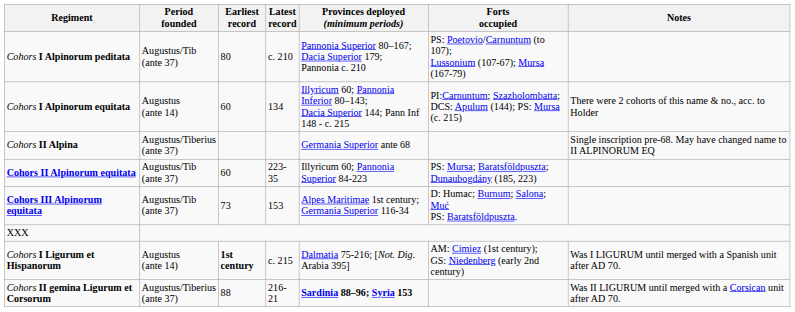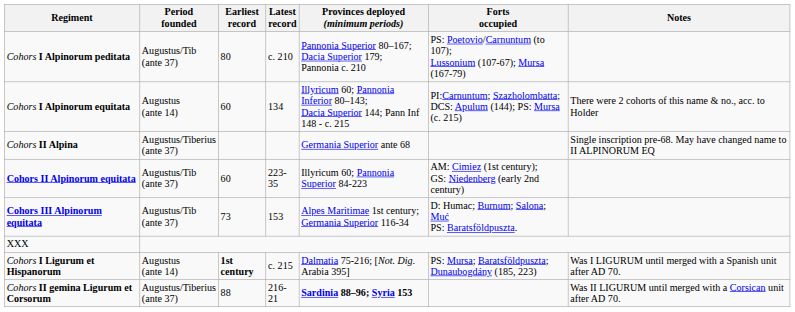(490, 172) PS: Mursa; Baratsföldpuszta; Dunaubogdány (185, 223) -> (485, 178) AM: Cimiez (1st century); GS: Niedenberg (early 2nd century)
(485, 260) AM: Cimiez (1st century); GS: Niedenberg (early 2nd century) -> (490, 266) PS: Mursa; Baratsföldpuszta; Dunaubogdány (185, 223)
